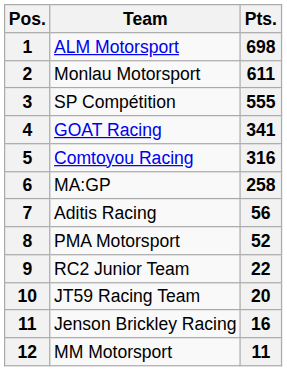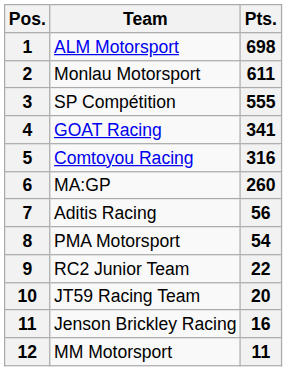(261, 185) 258 -> (261, 185) 260
(261, 241) 52 -> (261, 241) 54
